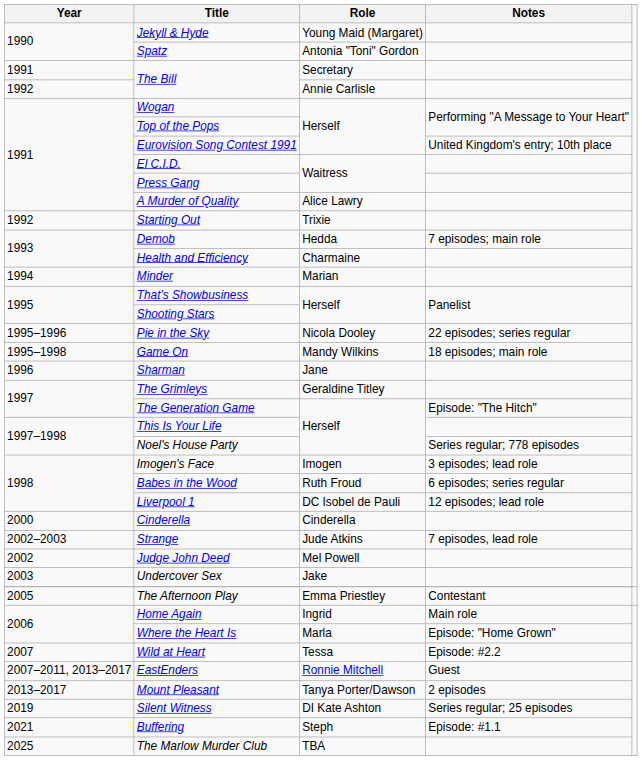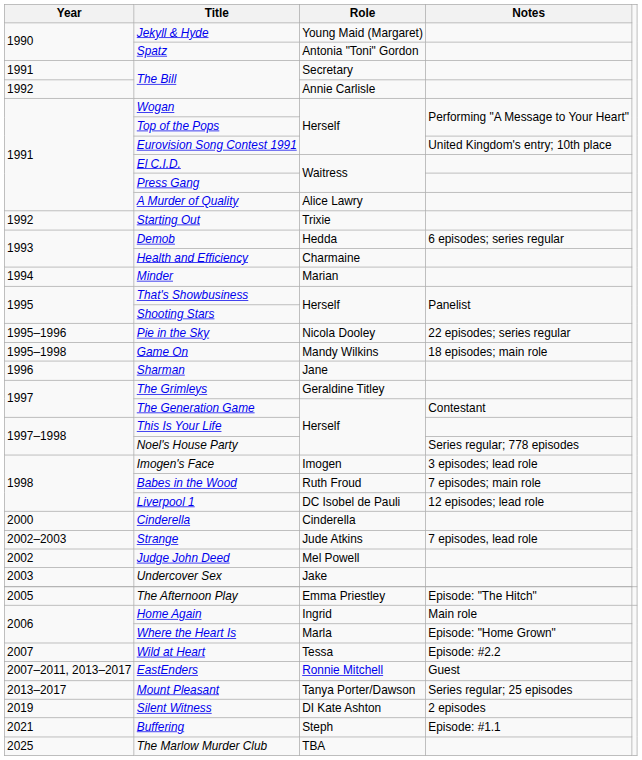(485, 239) 7 episodes; main role -> (496, 239) 6 episodes; series regular
(483, 408) Episode: "The Hitch" -> (457, 408) Contestant
(496, 483) 6 episodes; series regular -> (485, 483) 7 episodes; main role
(457, 595) Contestant -> (483, 595) Episode: "The Hitch"
(457, 689) 2 episodes -> (500, 689) Series regular; 25 episodes
(500, 708) Series regular; 25 episodes -> (457, 708) 2 episodes
